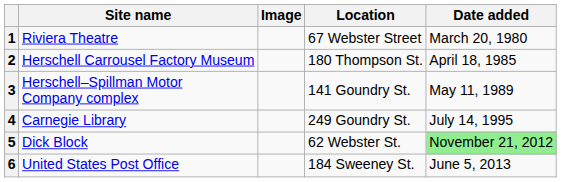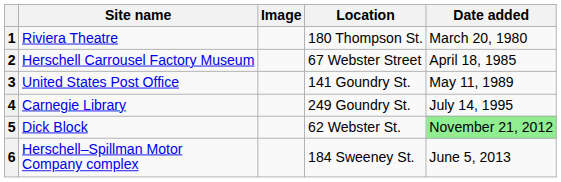(365, 37) 67 Webster Street -> (365, 37) 180 Thompson St.
(365, 60) 180 Thompson St. -> (365, 60) 67 Webster Street
(102, 90) Herschell–Spillman Motor Company complex -> (101, 82) United States Post Office
(101, 165) United States Post Office -> (102, 157) Herschell–Spillman Motor Company complex
